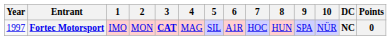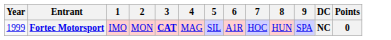- column: (327, 12)
(16, 28) 1997 -> (16, 28) 1999
